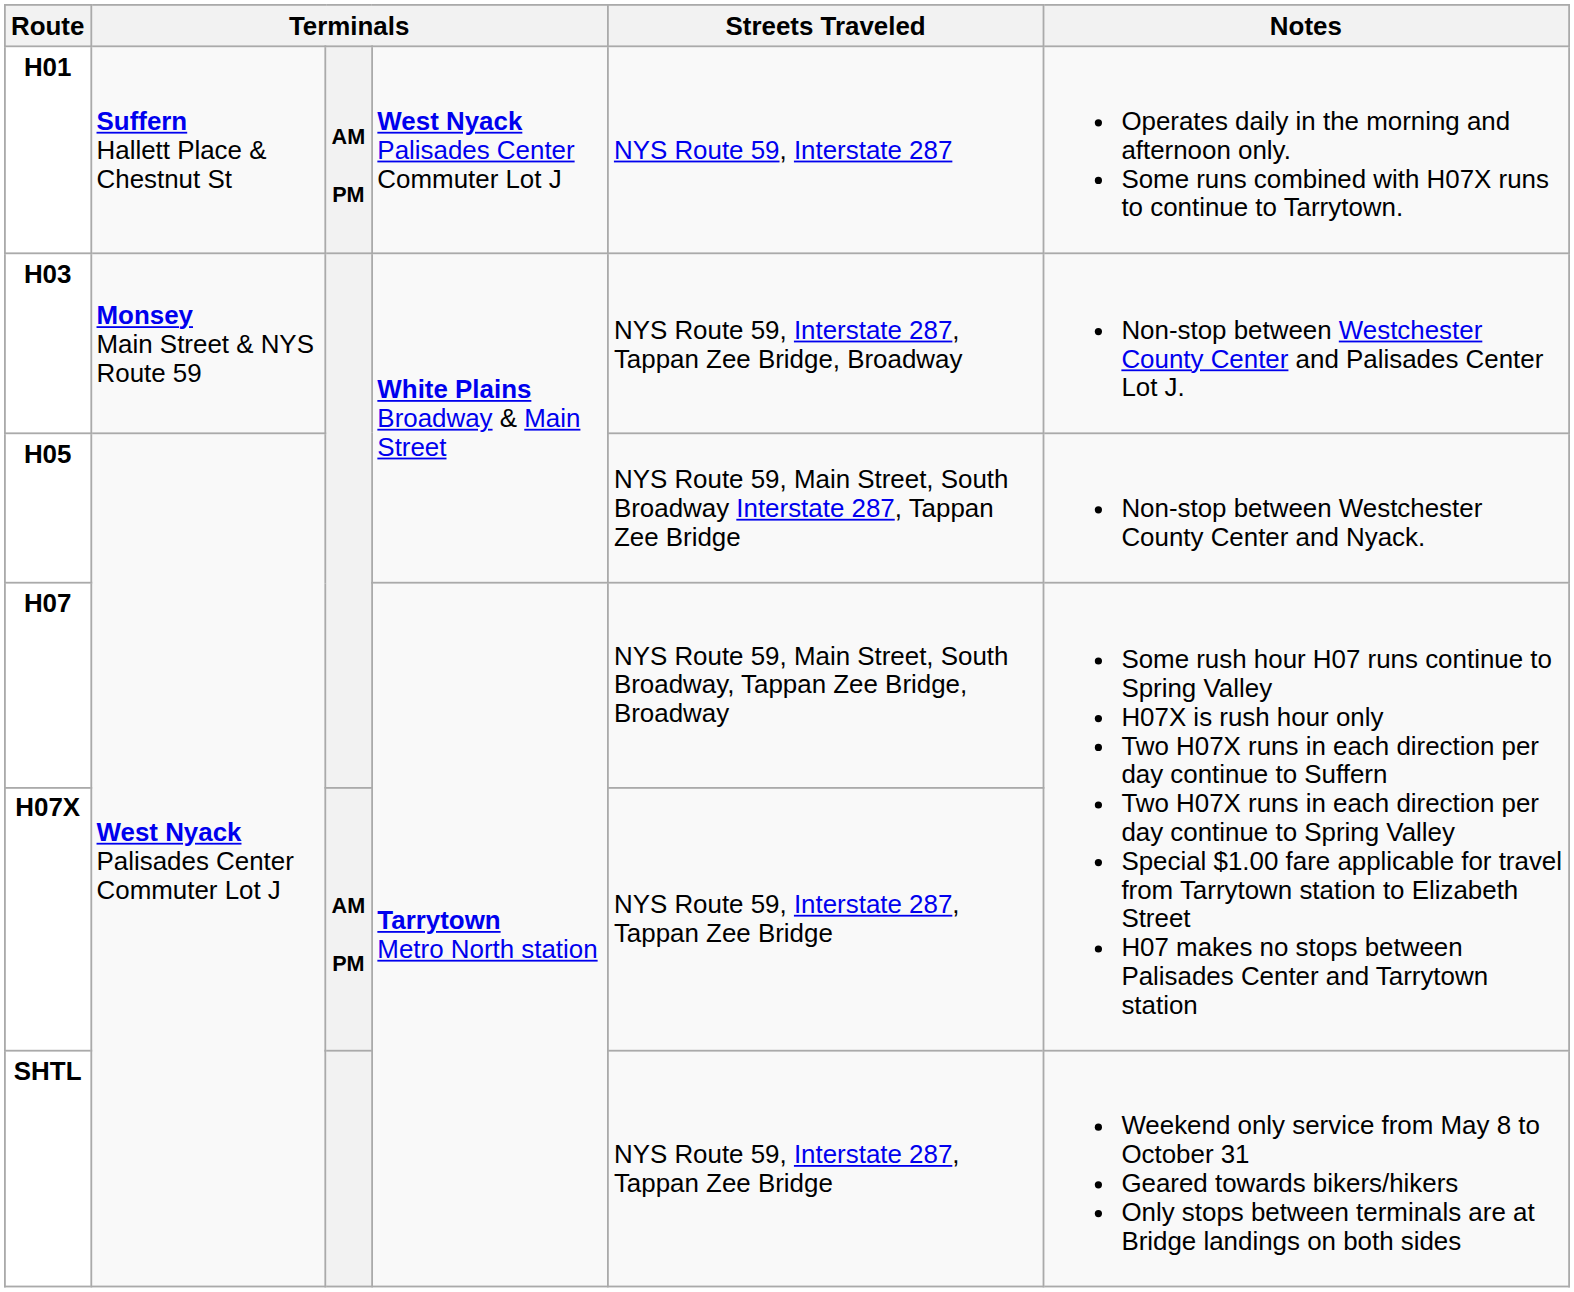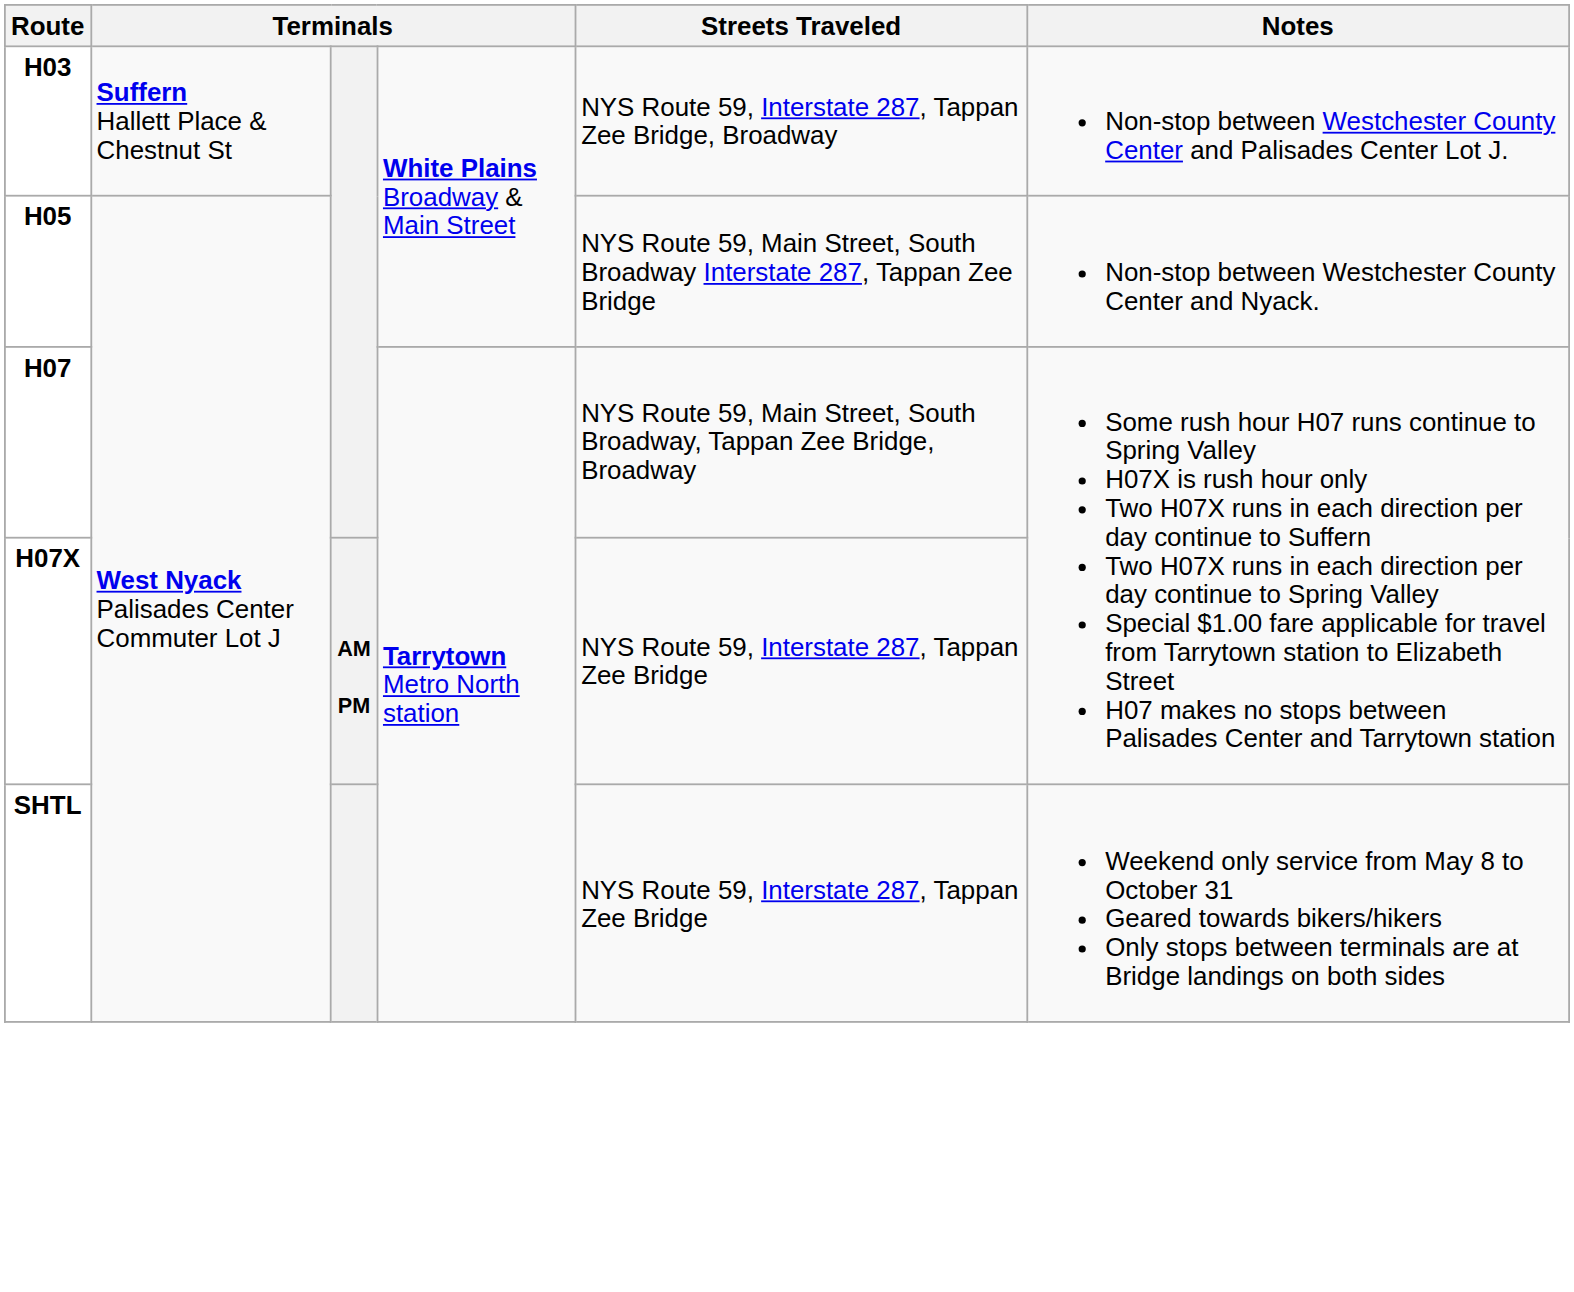- row: (48, 67)
(205, 344) Monsey Main Street & NYS Route 59 -> (181, 121) Suffern Hallett Place & Chestnut St
